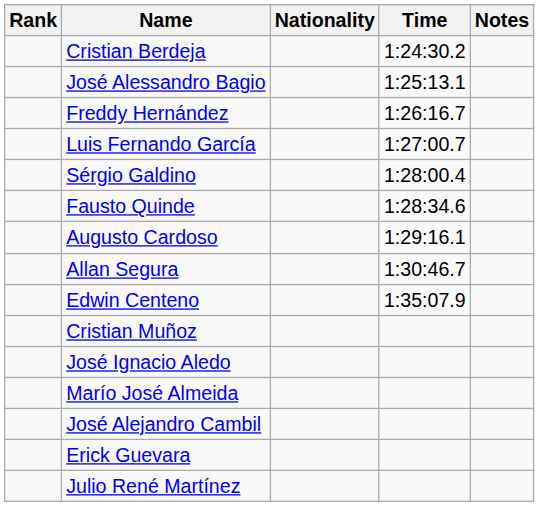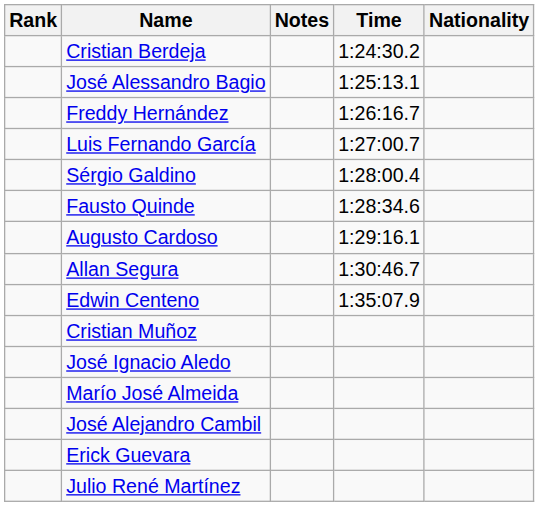columns swapped: (325, 20) <-> (502, 20)
